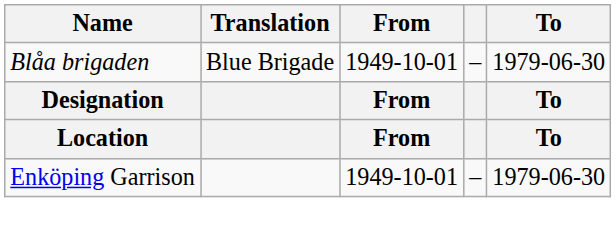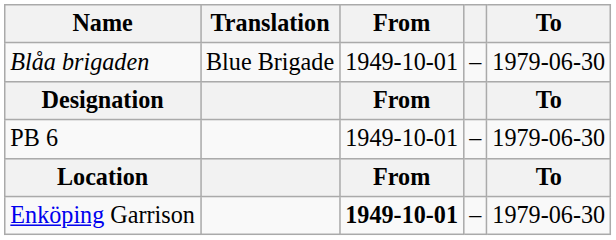+ row: (34, 138)
(402, 176) normal -> (402, 215) bold
